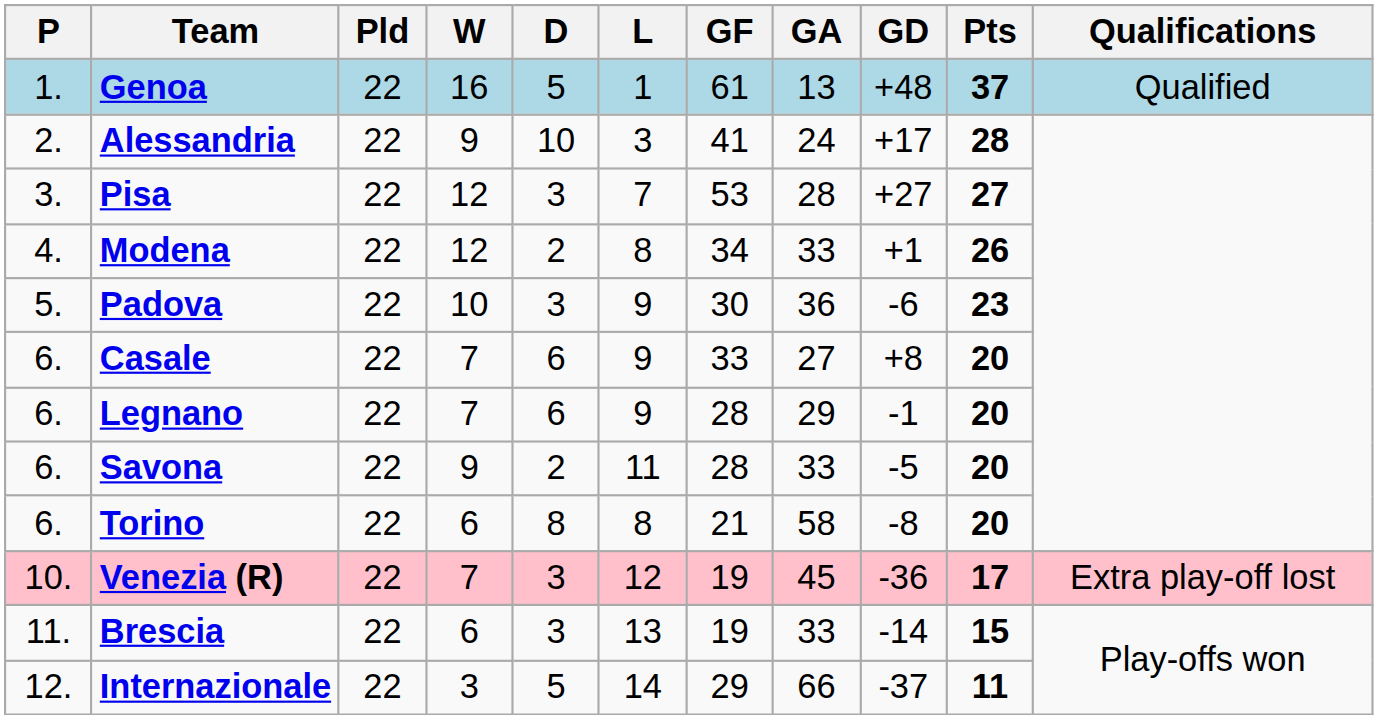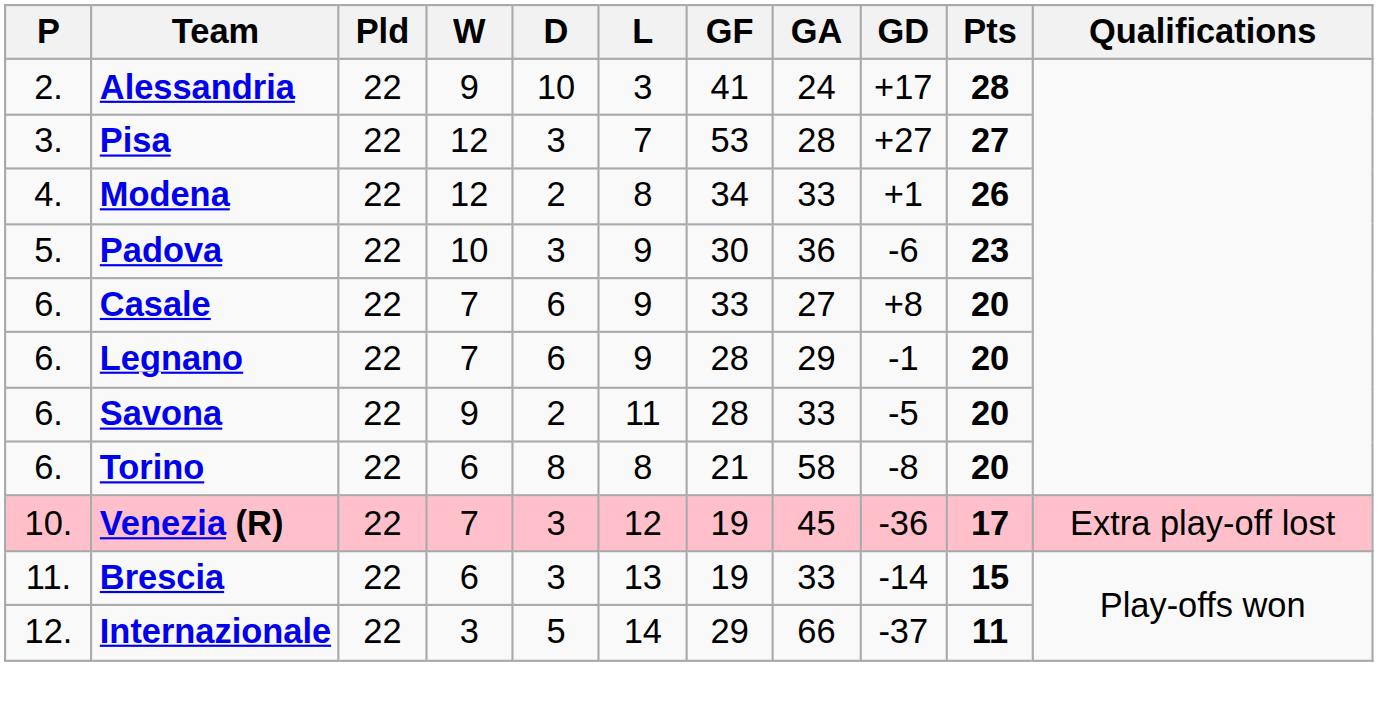- row: (153, 86)
